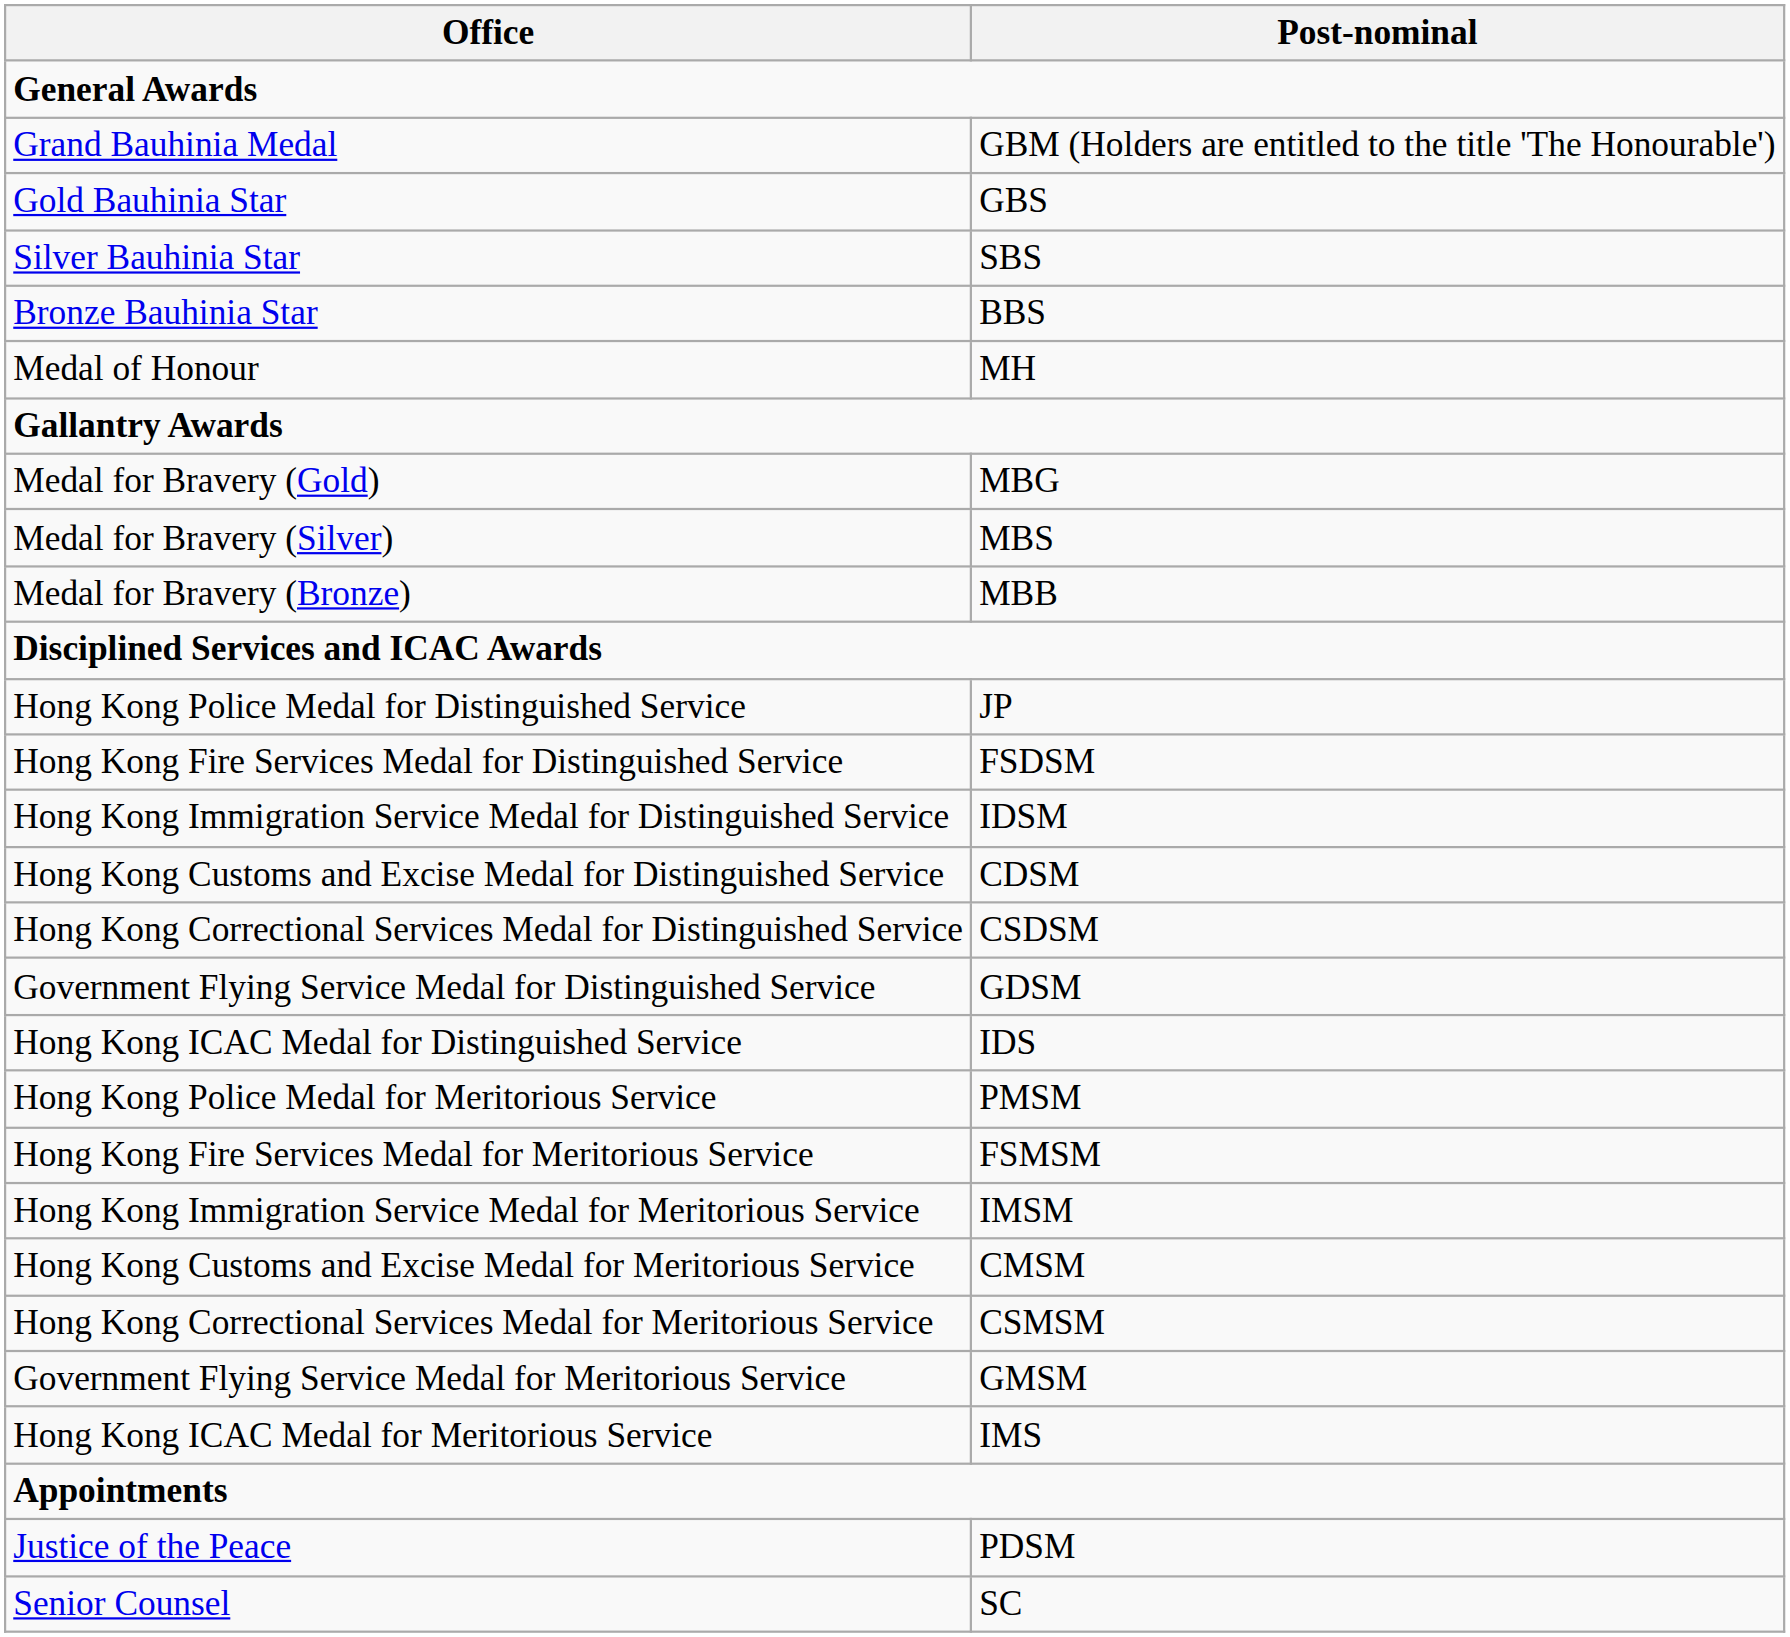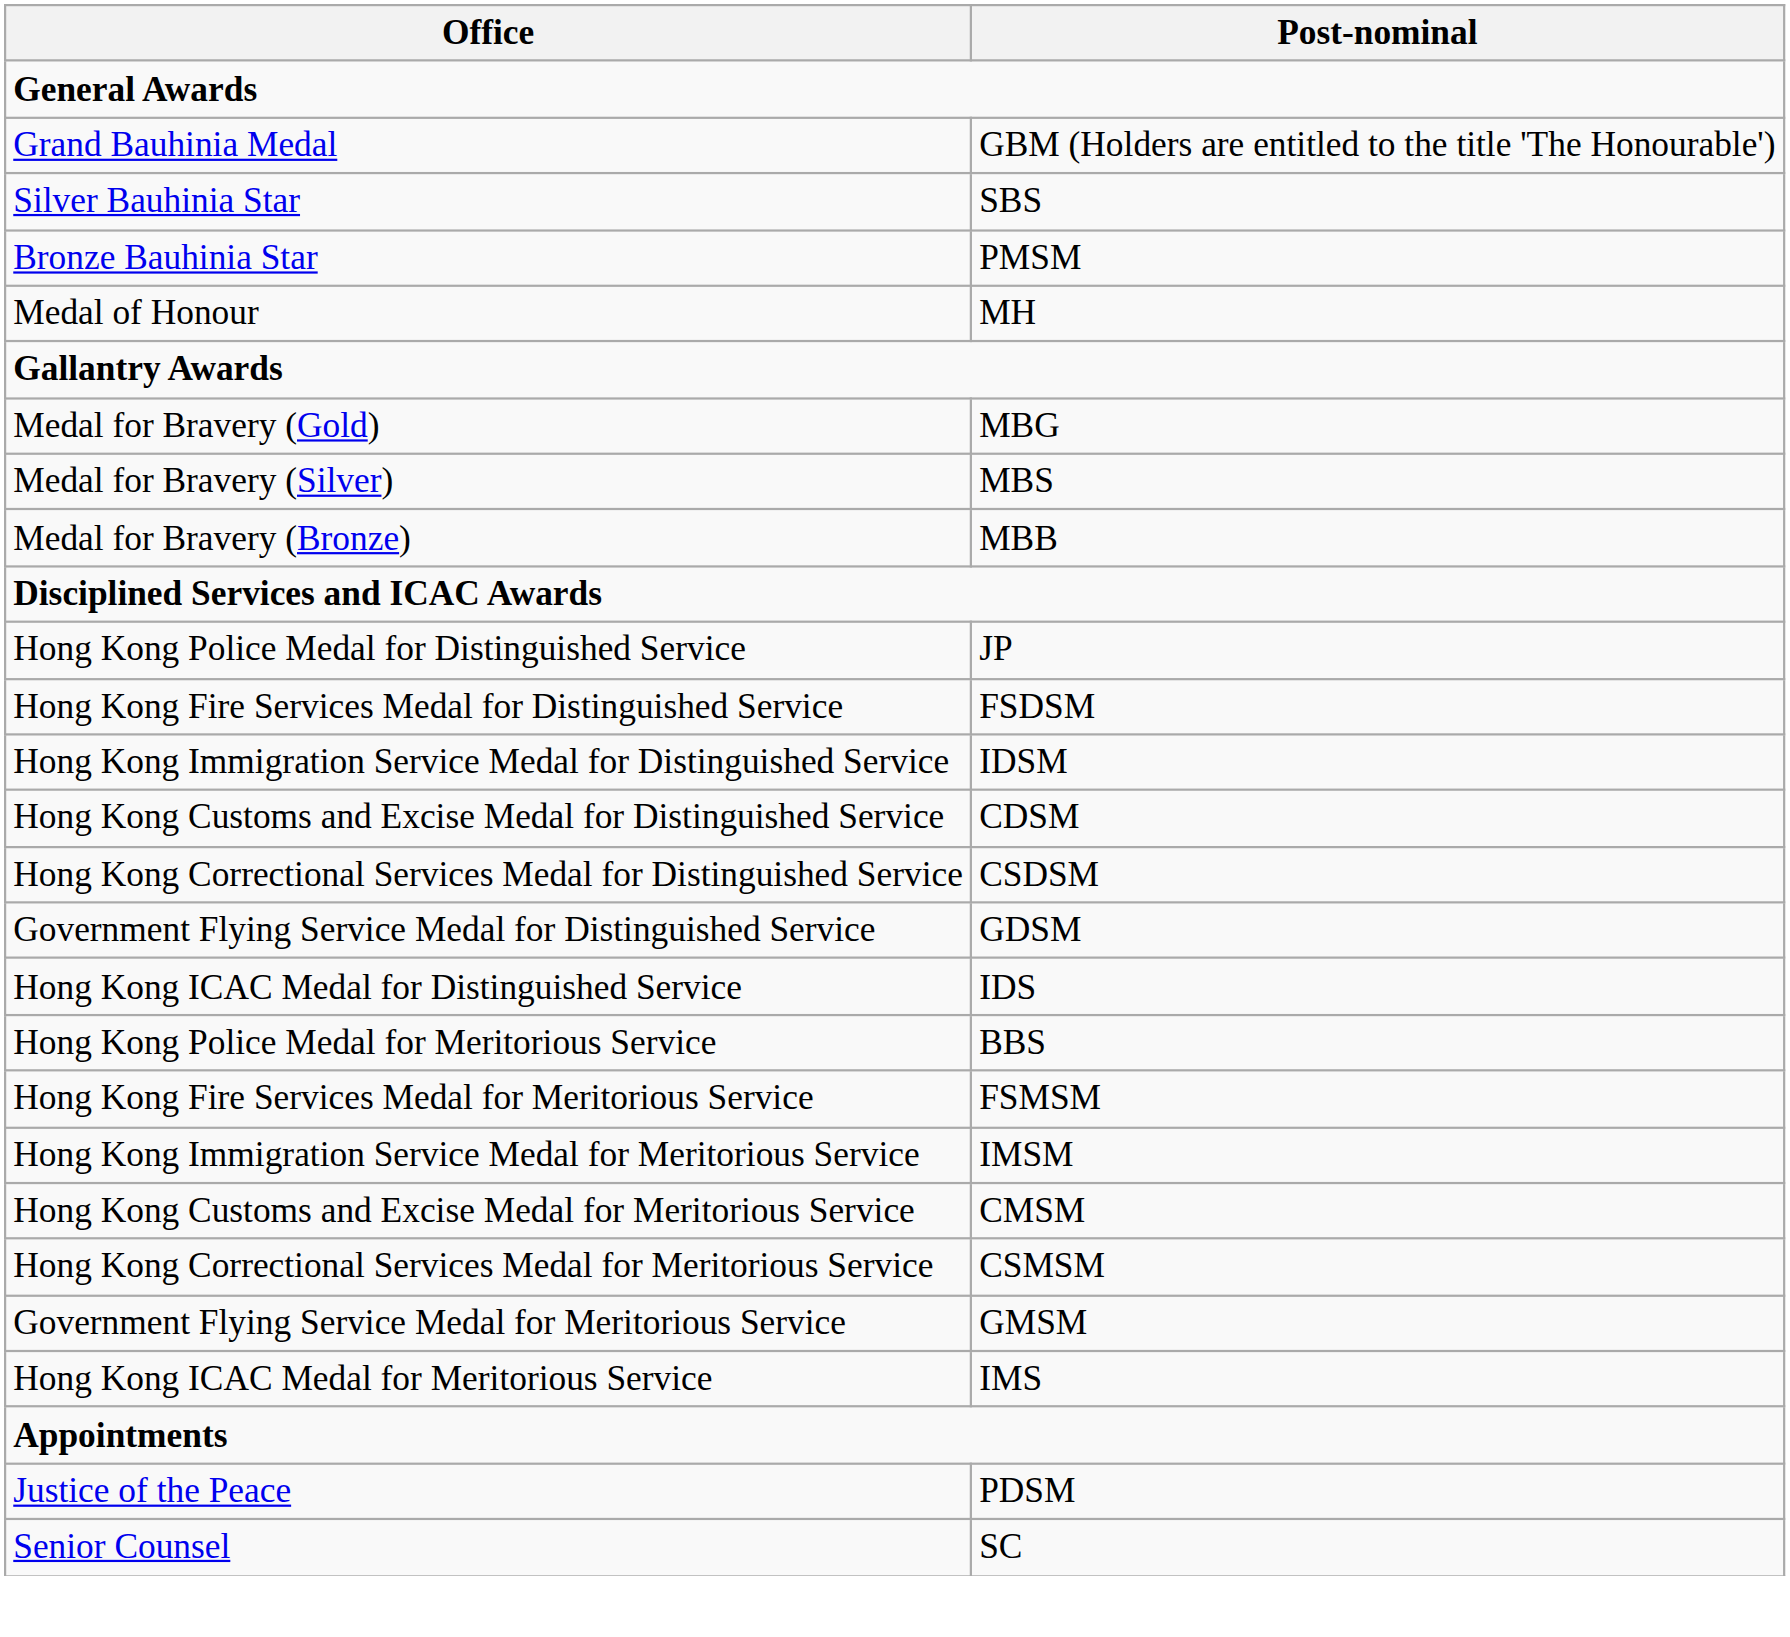- row: (150, 200)
(1013, 312) BBS -> (1030, 256) PMSM
(1030, 1098) PMSM -> (1013, 1041) BBS
